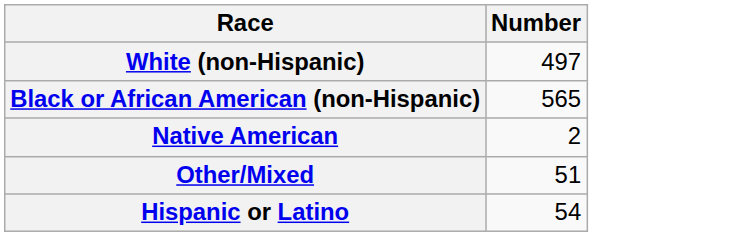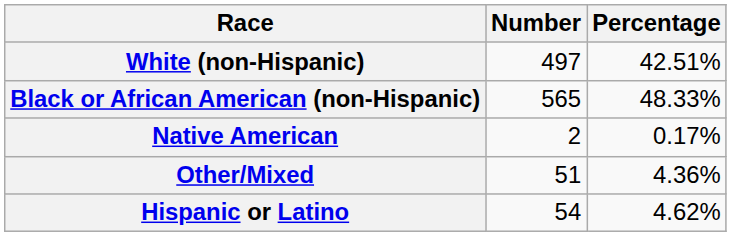+ column: (656, 23)
